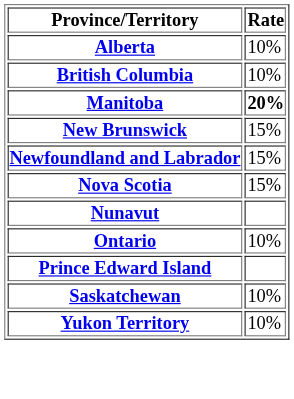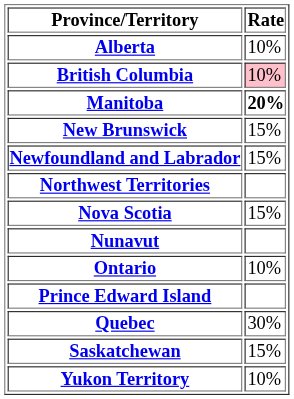(264, 75) no background -> (264, 75) pink background
+ row: (125, 185)
+ row: (125, 323)
(264, 296) 10% -> (264, 351) 15%
